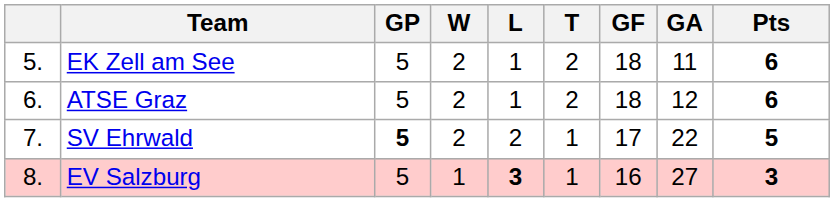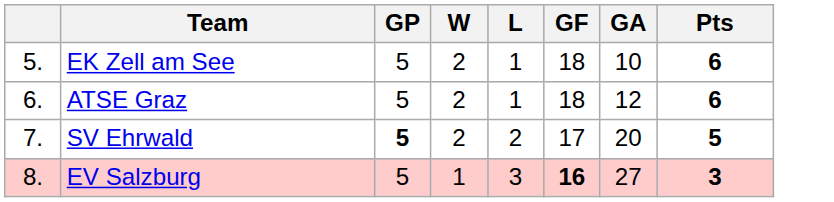- column: (572, 23)
(685, 61) 11 -> (628, 61) 10
(685, 138) 22 -> (628, 138) 20
(515, 176) bold -> (515, 176) normal
(628, 176) normal -> (572, 176) bold
